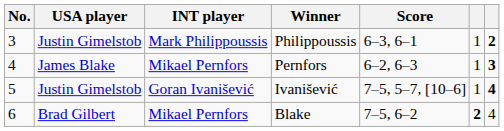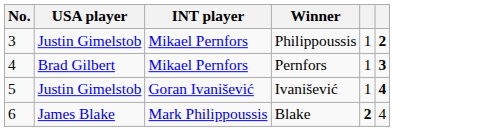- column: (415, 16)
(208, 41) Mark Philippoussis -> (198, 41) Mikael Pernfors
(76, 65) James Blake -> (76, 65) Brad Gilbert
(76, 114) Brad Gilbert -> (76, 114) James Blake
(198, 114) Mikael Pernfors -> (208, 114) Mark Philippoussis
